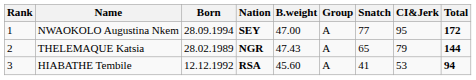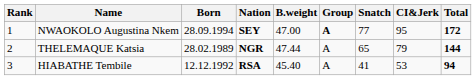(326, 30) normal -> (326, 30) bold
(288, 48) 47.43 -> (288, 48) 47.44
(288, 65) 45.60 -> (288, 65) 45.40
